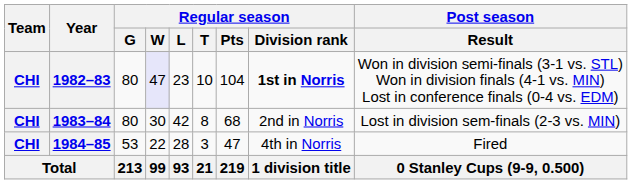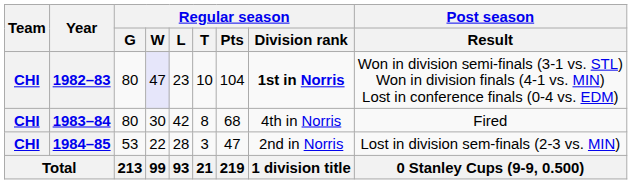(301, 121) 2nd in Norris -> (301, 121) 4th in Norris
(490, 121) Lost in division sem-finals (2-3 vs. MIN) -> (490, 121) Fired
(301, 144) 4th in Norris -> (301, 144) 2nd in Norris
(490, 144) Fired -> (490, 144) Lost in division sem-finals (2-3 vs. MIN)
